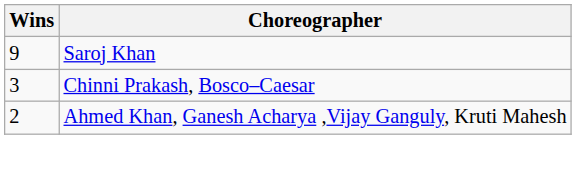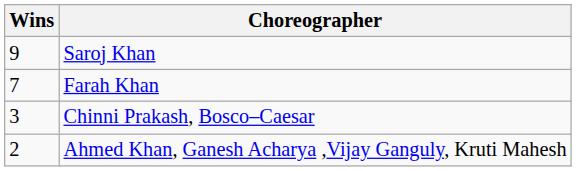+ row: (111, 85)
